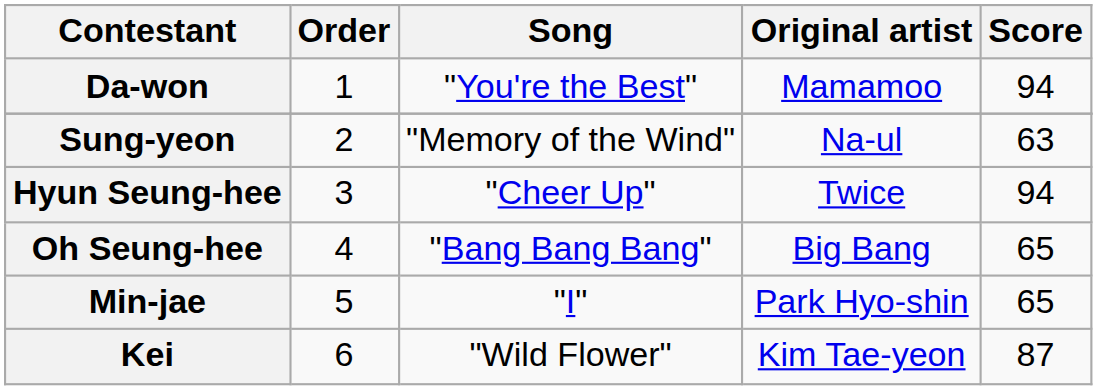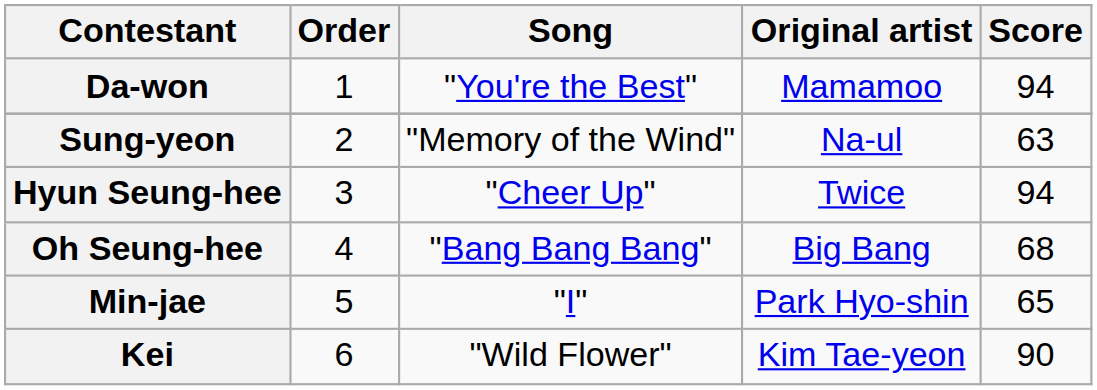(1036, 247) 65 -> (1036, 247) 68
(1036, 355) 87 -> (1036, 355) 90
